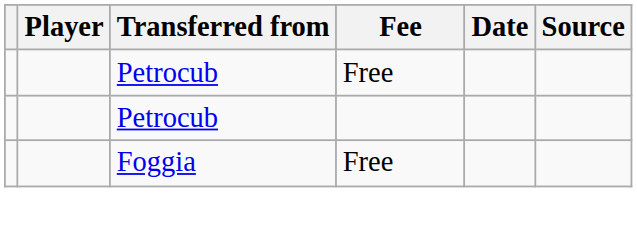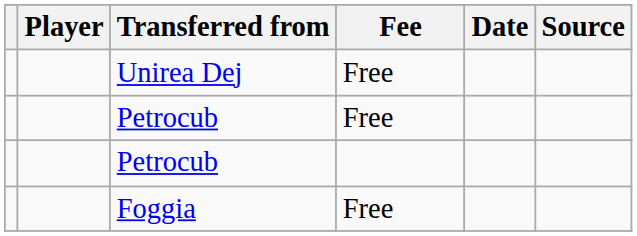+ row: (180, 72)
